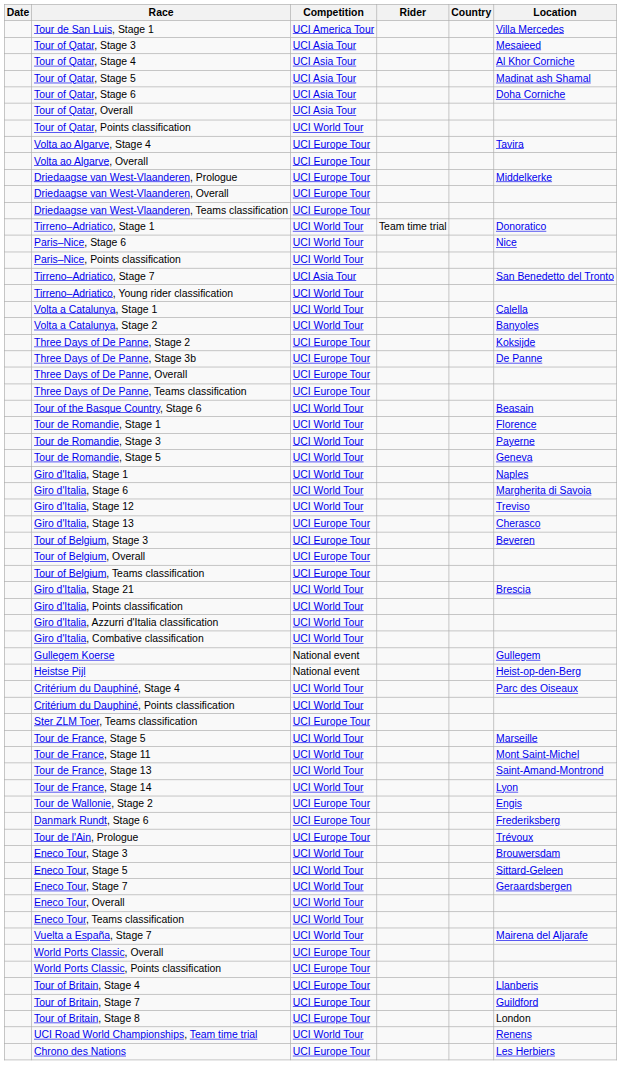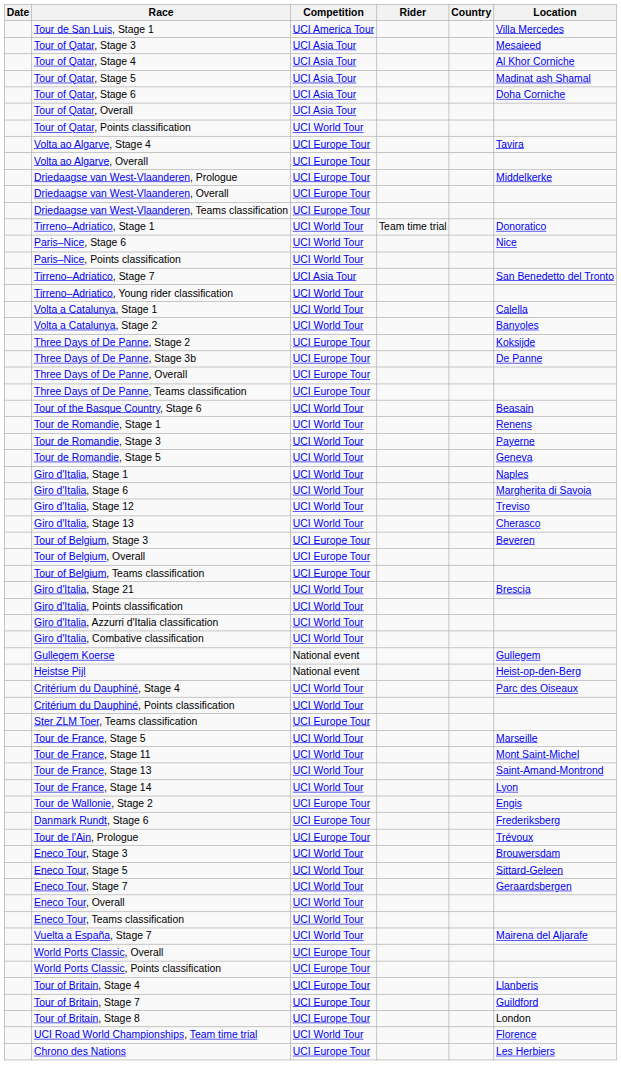(516, 425) Florence -> (514, 425) Renens
(331, 524) UCI Europe Tour -> (328, 524) UCI World Tour
(514, 1035) Renens -> (516, 1035) Florence
